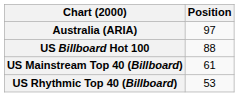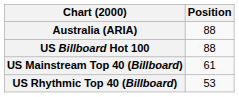(210, 30) 97 -> (210, 30) 88
